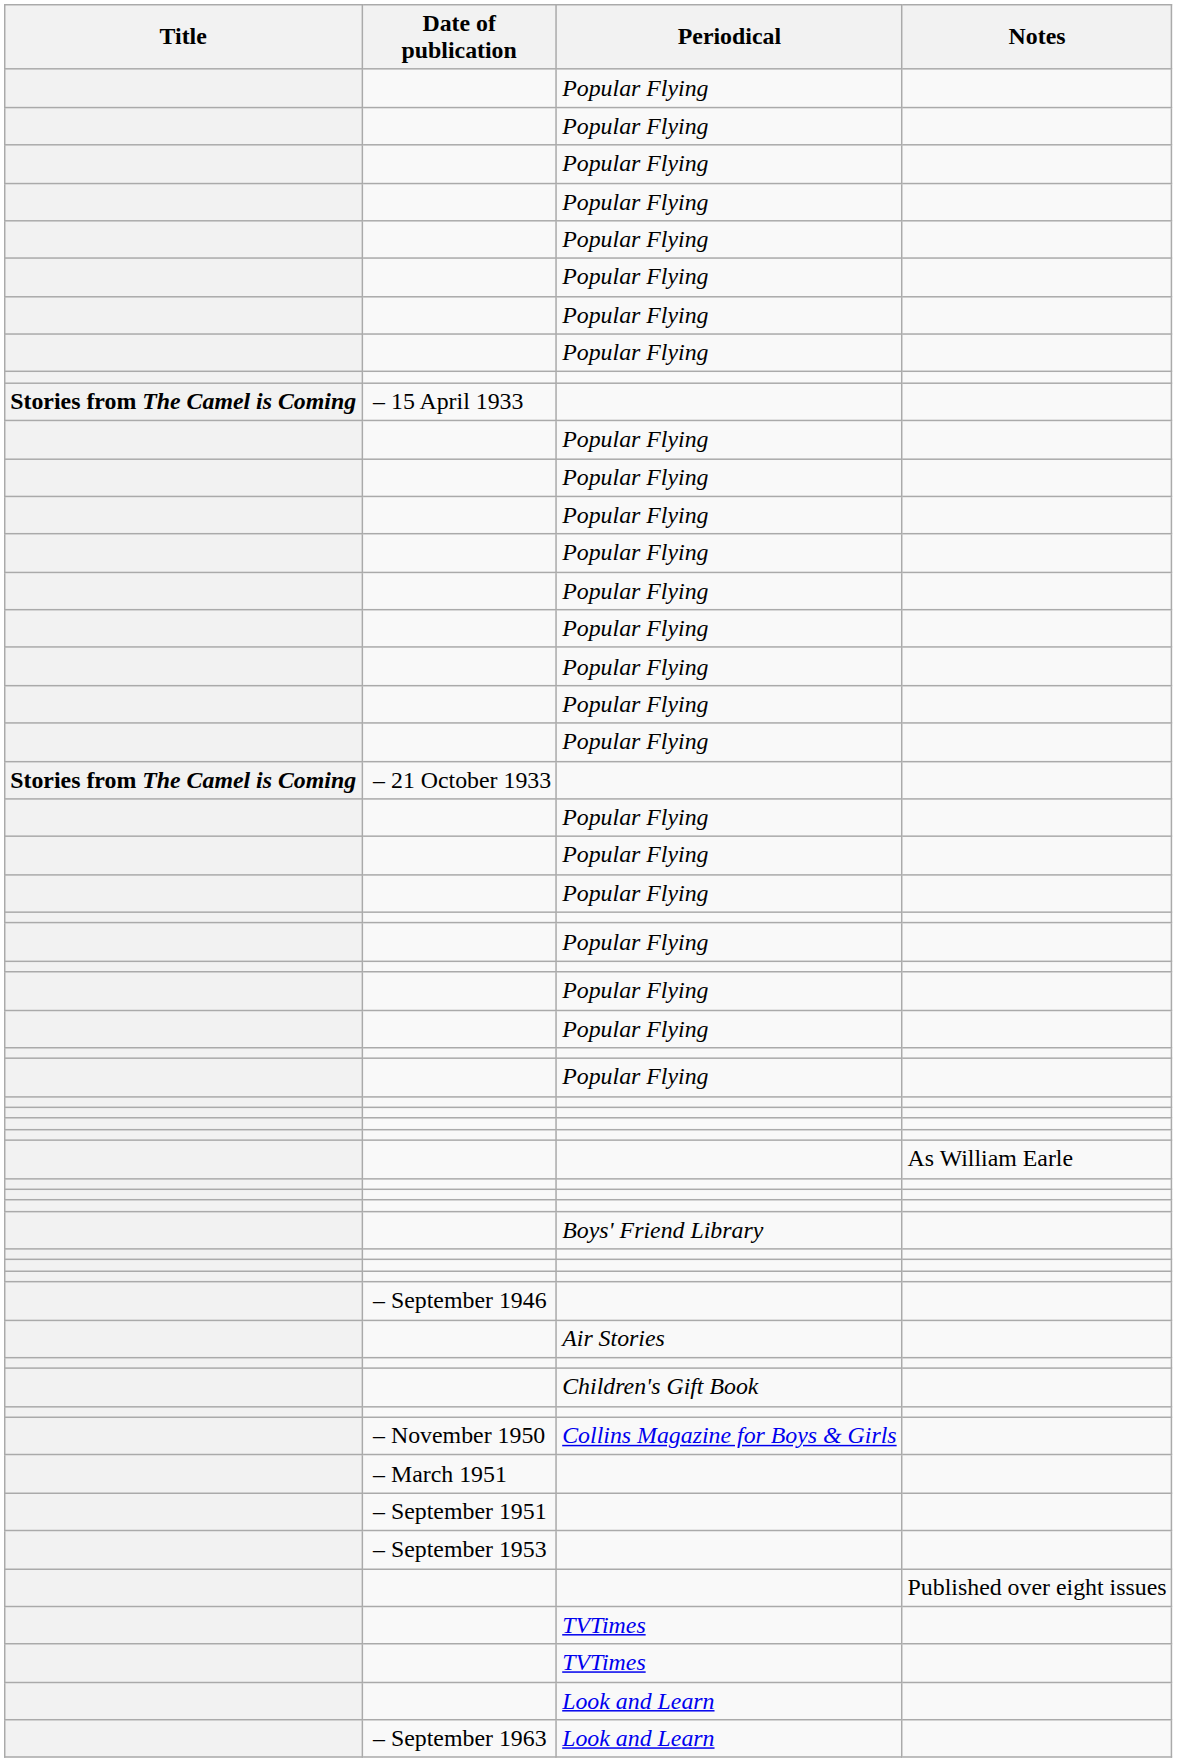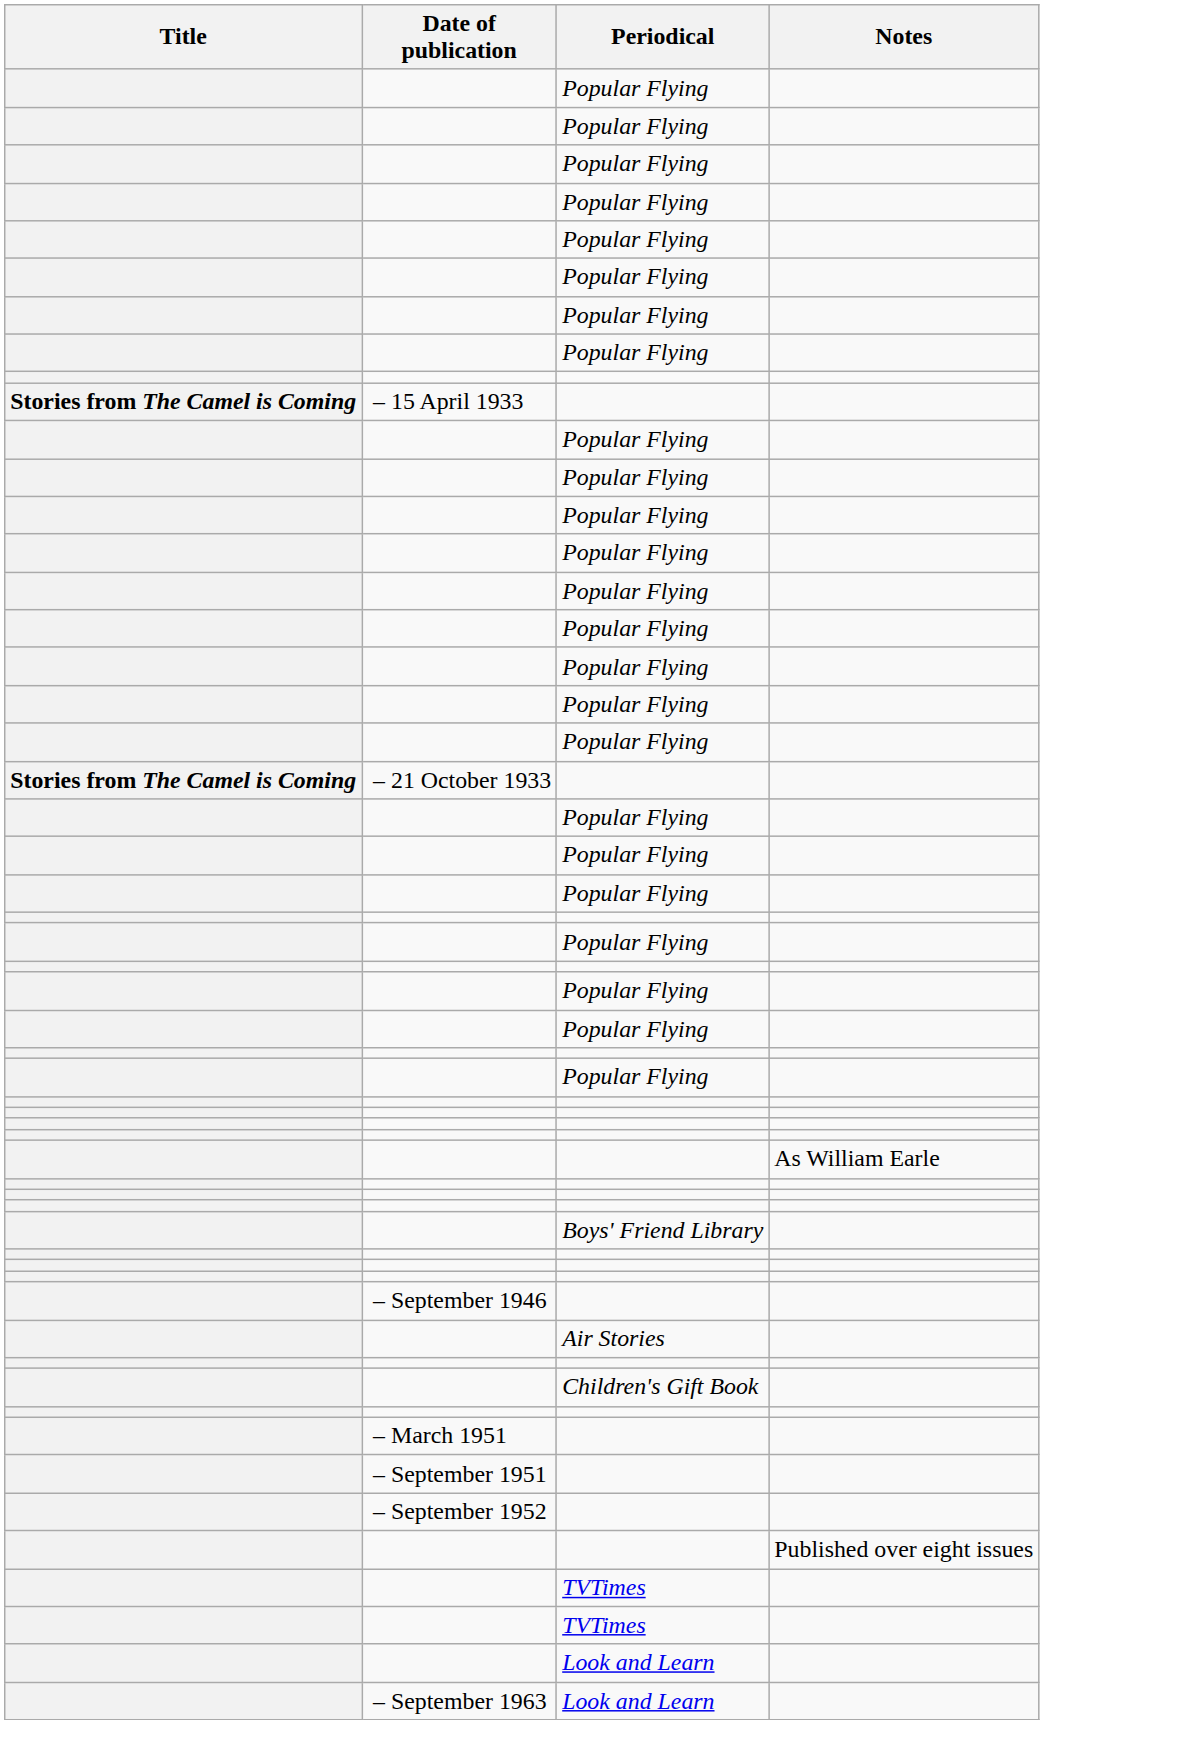- row: (456, 1435)
+ row: (457, 1511)
- row: (457, 1549)
